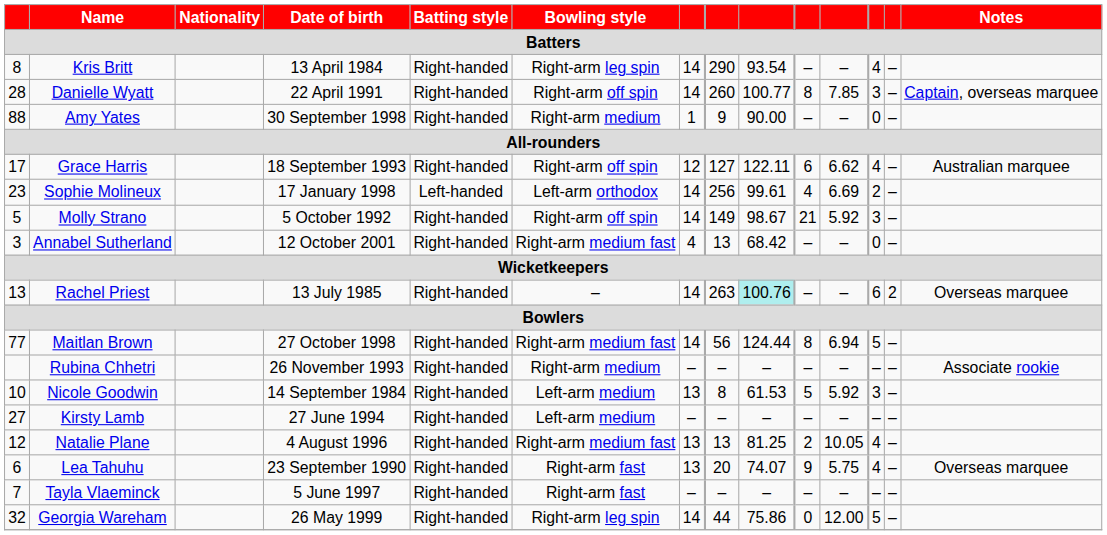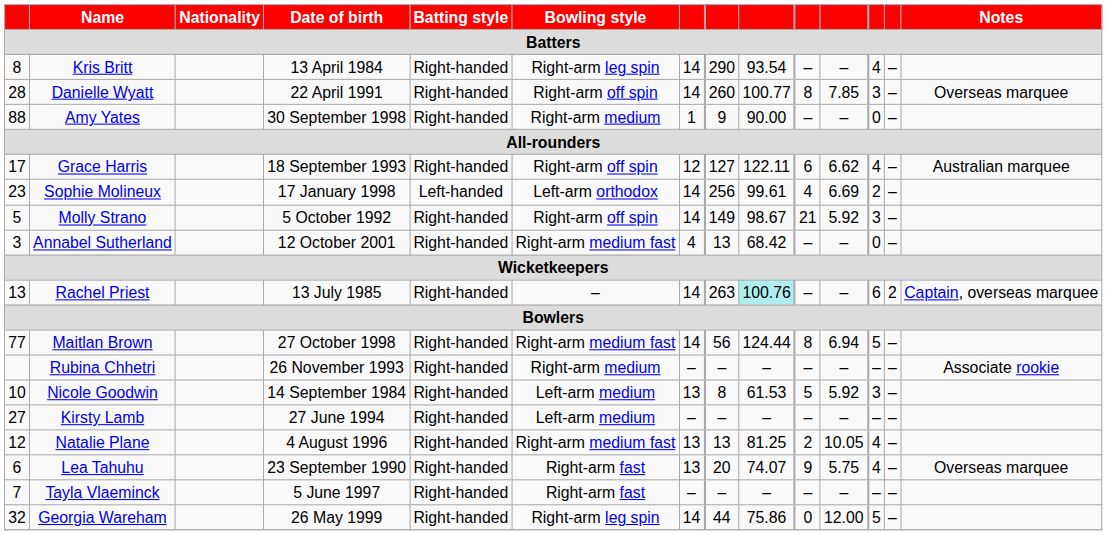(1001, 92) Captain, overseas marquee -> (1001, 92) Overseas marquee
(1001, 292) Overseas marquee -> (1001, 292) Captain, overseas marquee
